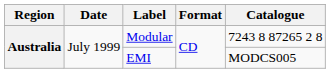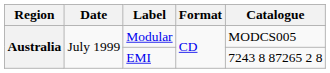(275, 36) 7243 8 87265 2 8 -> (262, 36) MODCS005
(262, 57) MODCS005 -> (275, 57) 7243 8 87265 2 8
